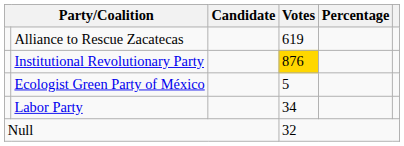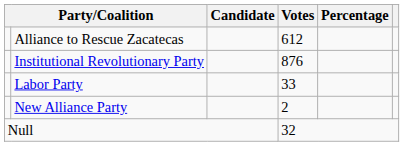(293, 38) 619 -> (292, 38) 612
(293, 61) gold background -> (292, 61) no background
- row: (110, 84)
(289, 107) 34 -> (288, 84) 33
+ row: (71, 107)
